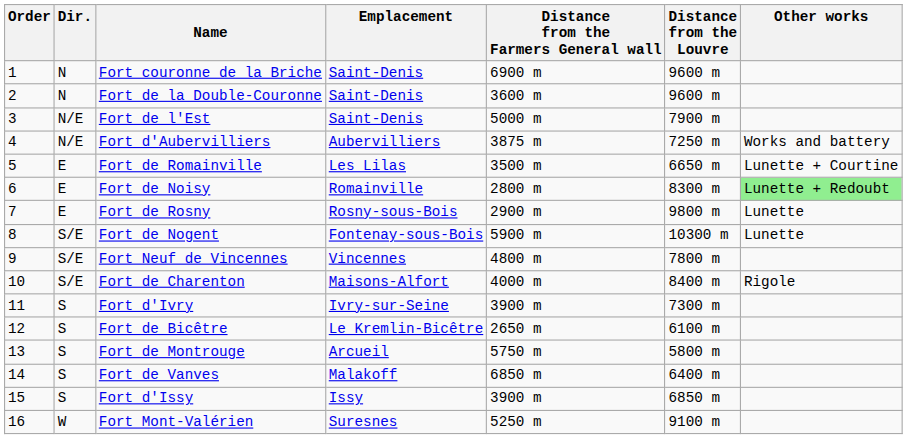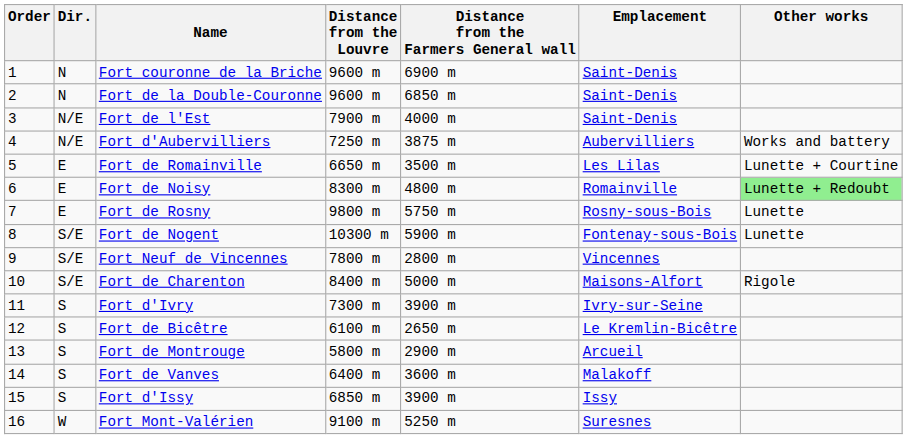columns swapped: (406, 16) <-> (703, 33)
(516, 96) 3600 m -> (430, 96) 6850 m
(516, 119) 5000 m -> (430, 119) 4000 m
(516, 189) 2800 m -> (430, 189) 4800 m
(516, 212) 2900 m -> (430, 212) 5750 m
(516, 259) 4800 m -> (430, 259) 2800 m
(516, 282) 4000 m -> (430, 282) 5000 m
(516, 352) 5750 m -> (430, 352) 2900 m
(516, 375) 6850 m -> (430, 375) 3600 m
